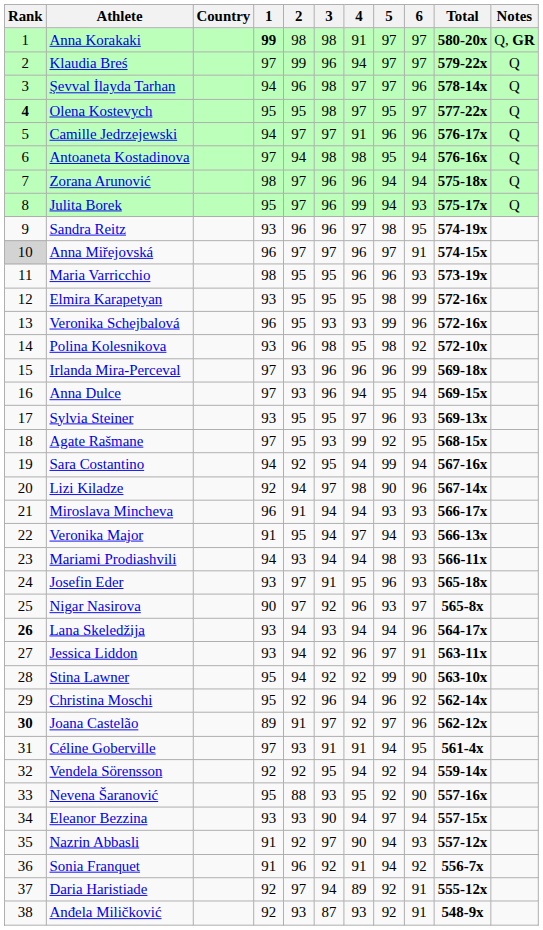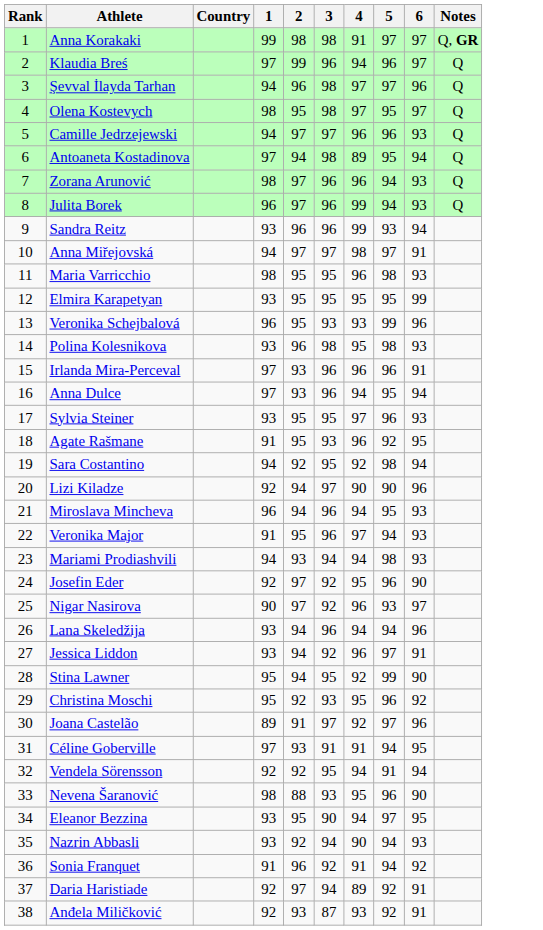- column: (462, 16)
(269, 39) bold -> (269, 39) normal
(389, 63) 97 -> (389, 63) 96
(25, 110) bold -> (25, 110) normal
(269, 110) 95 -> (269, 110) 98
(359, 134) 91 -> (359, 134) 96
(419, 134) 96 -> (419, 134) 93
(359, 157) 98 -> (359, 157) 89
(419, 181) 94 -> (419, 181) 93
(269, 205) 95 -> (269, 205) 96
(359, 228) 97 -> (359, 228) 99
(389, 228) 98 -> (389, 228) 93
(419, 228) 95 -> (419, 228) 94
(25, 252) lightgrey background -> (25, 252) no background
(269, 252) 96 -> (269, 252) 94
(359, 252) 96 -> (359, 252) 98
(389, 275) 96 -> (389, 275) 98
(389, 299) 98 -> (389, 299) 95
(419, 346) 92 -> (419, 346) 93
(419, 370) 99 -> (419, 370) 91
(269, 441) 97 -> (269, 441) 91
(359, 441) 99 -> (359, 441) 96
(359, 464) 94 -> (359, 464) 92
(389, 464) 99 -> (389, 464) 98
(359, 488) 98 -> (359, 488) 90
(299, 511) 91 -> (299, 511) 94
(329, 511) 94 -> (329, 511) 96
(389, 511) 93 -> (389, 511) 95
(329, 535) 94 -> (329, 535) 96
(269, 582) 93 -> (269, 582) 92
(329, 582) 91 -> (329, 582) 92
(419, 582) 93 -> (419, 582) 90
(25, 629) bold -> (25, 629) normal
(329, 629) 93 -> (329, 629) 96
(329, 677) 92 -> (329, 677) 95
(329, 700) 96 -> (329, 700) 93
(359, 700) 94 -> (359, 700) 95
(25, 724) bold -> (25, 724) normal
(389, 771) 92 -> (389, 771) 91
(269, 795) 95 -> (269, 795) 98
(389, 795) 92 -> (389, 795) 96
(299, 818) 93 -> (299, 818) 95
(419, 818) 94 -> (419, 818) 95
(269, 842) 91 -> (269, 842) 93
(329, 842) 97 -> (329, 842) 94
